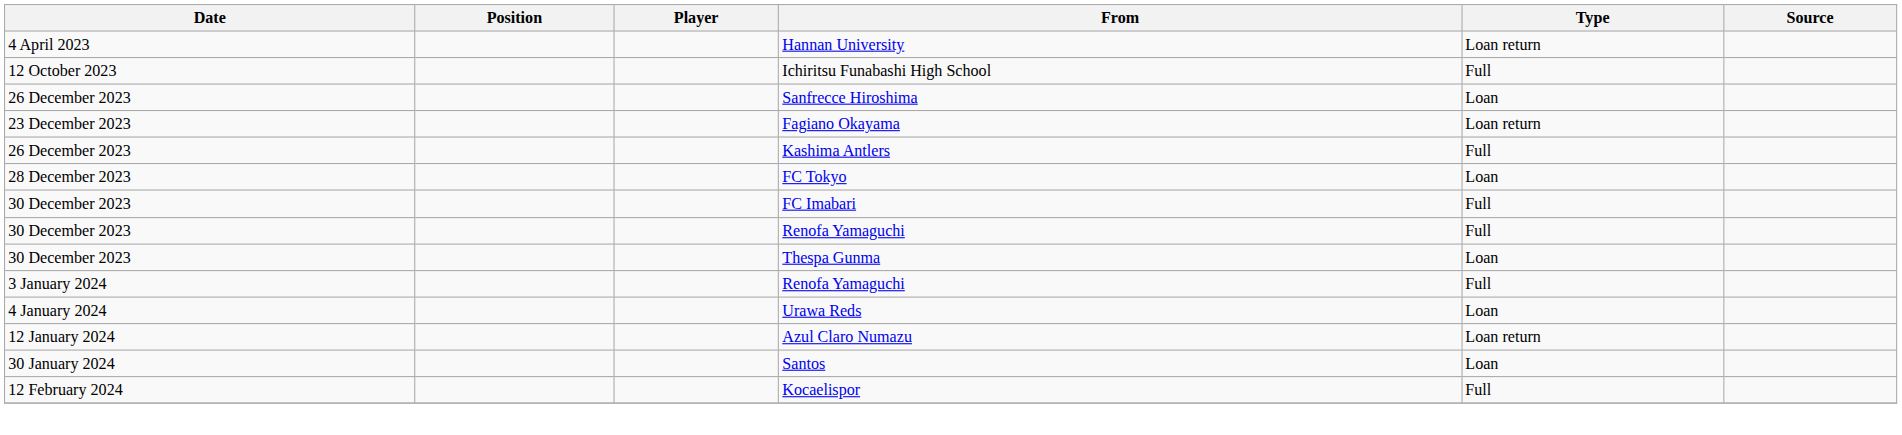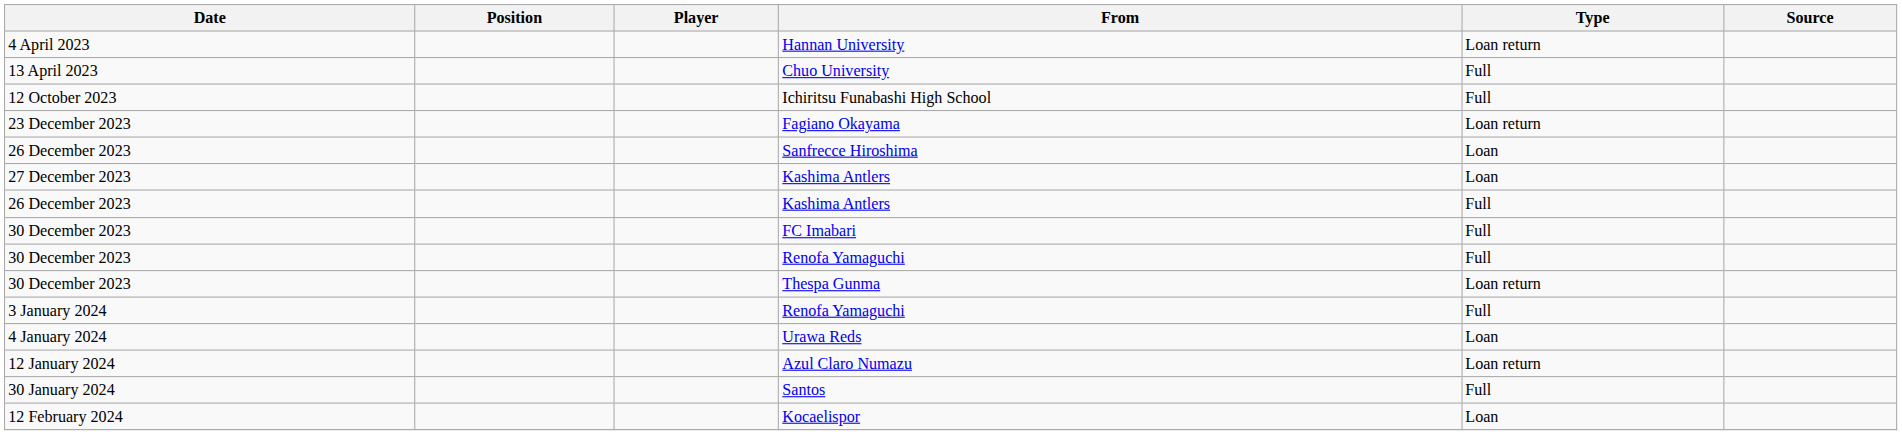+ row: (53, 71)
rows swapped: (70, 124) <-> (70, 97)
+ row: (70, 177)
- row: (70, 177)
(1482, 257) Loan -> (1503, 283) Loan return
(1482, 363) Loan -> (1478, 389) Full
(1478, 389) Full -> (1482, 416) Loan
